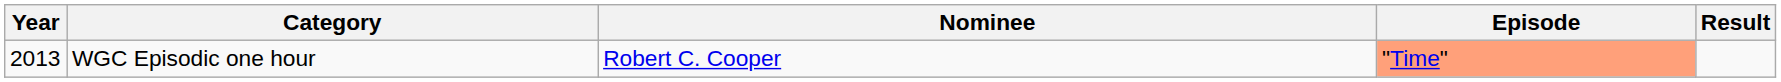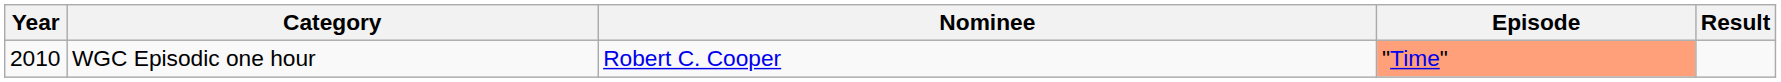(35, 58) 2013 -> (35, 58) 2010
